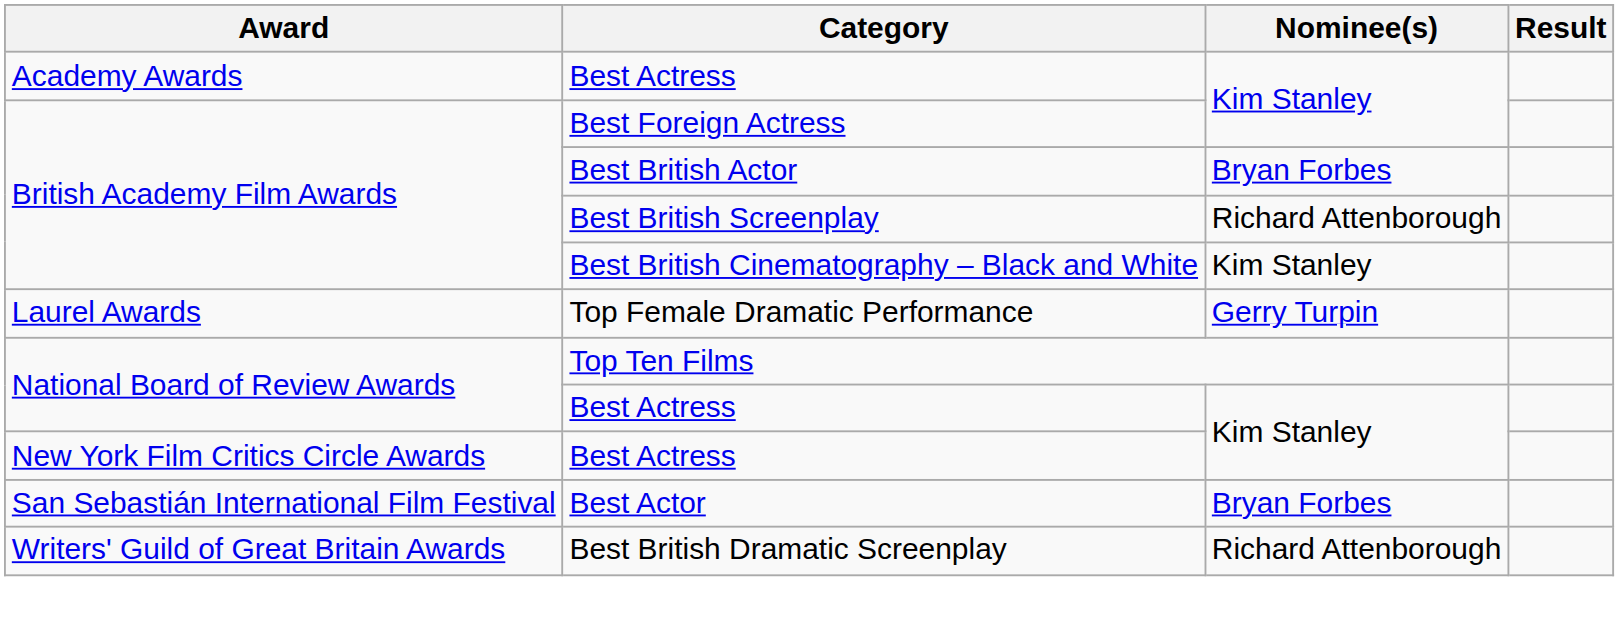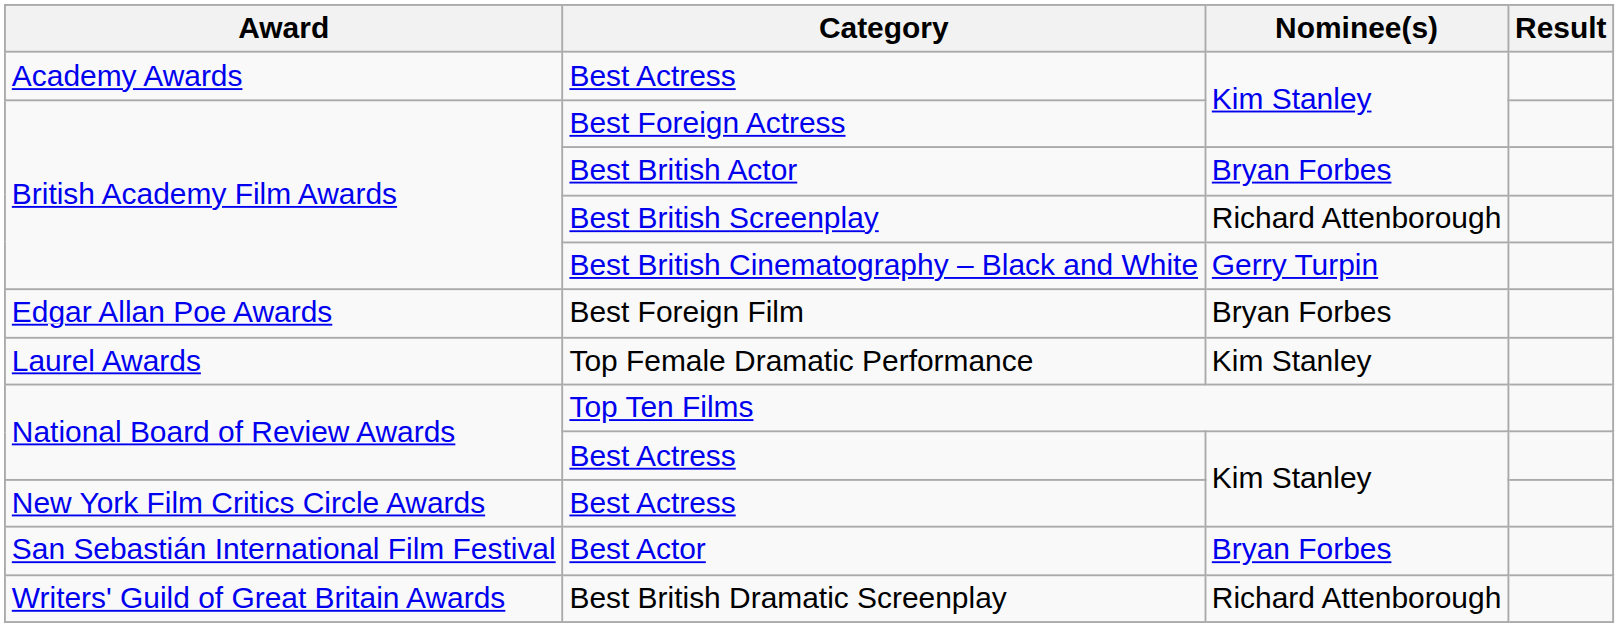(1292, 265) Kim Stanley -> (1295, 265) Gerry Turpin
+ row: (172, 312)
(1295, 312) Gerry Turpin -> (1292, 360) Kim Stanley
